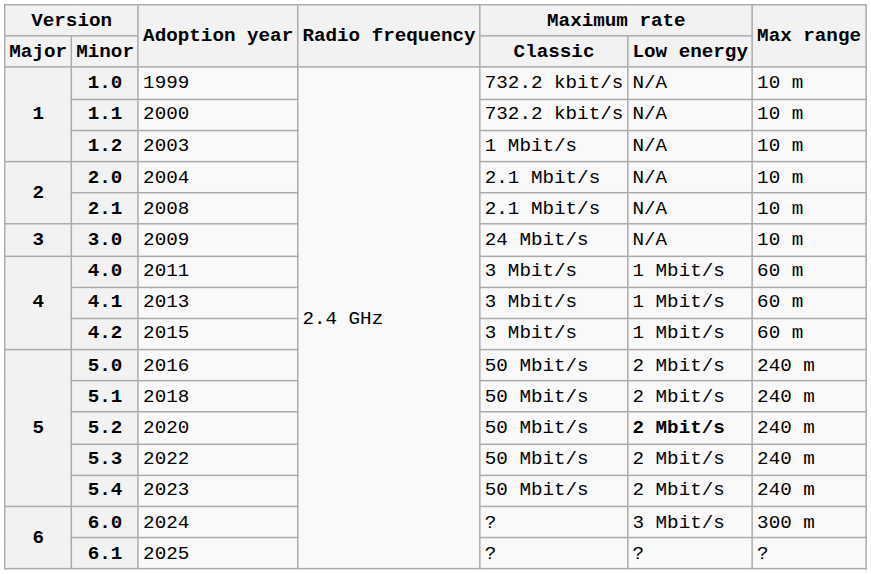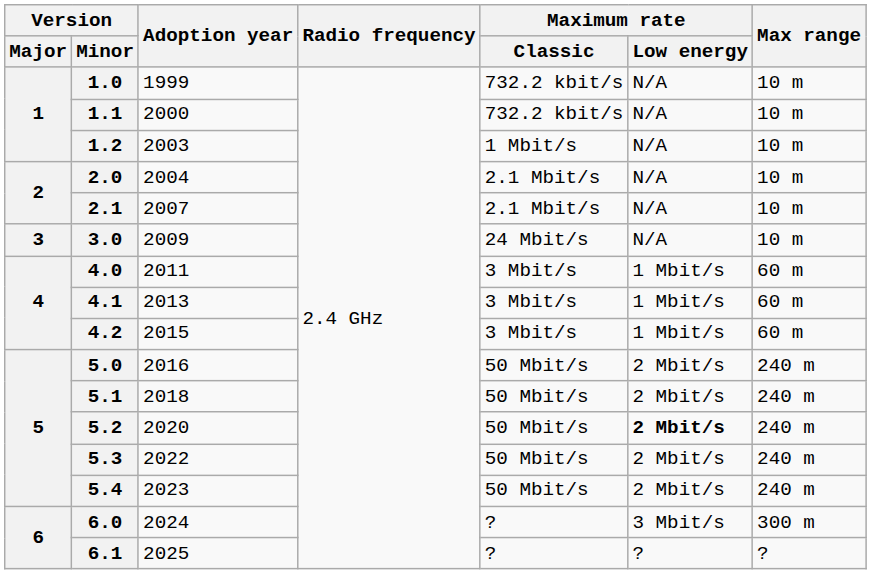(166, 209) 2008 -> (166, 209) 2007
